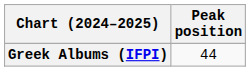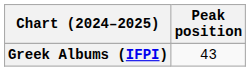(208, 55) 44 -> (208, 55) 43
